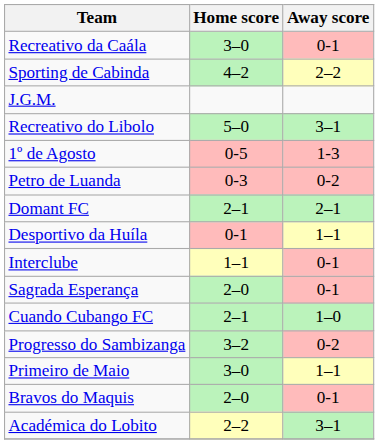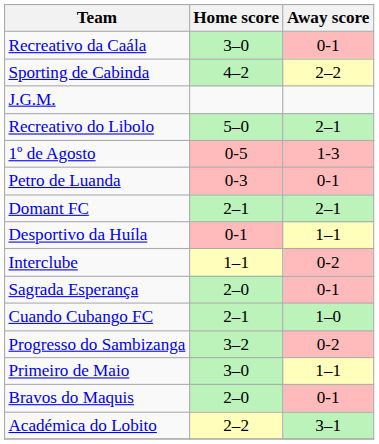(328, 126) 3–1 -> (328, 126) 2–1
(328, 180) 0-2 -> (328, 180) 0-1
(328, 262) 0-1 -> (328, 262) 0-2
